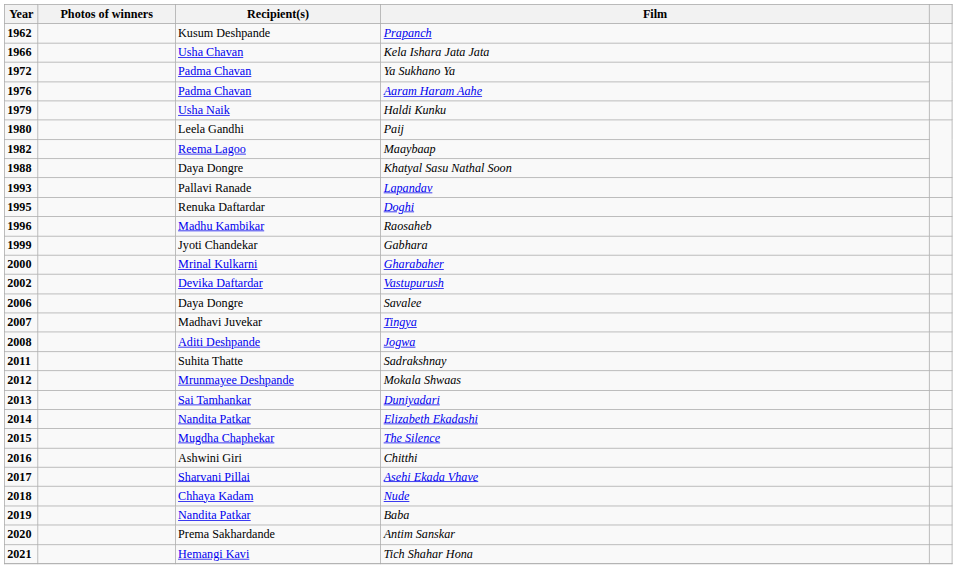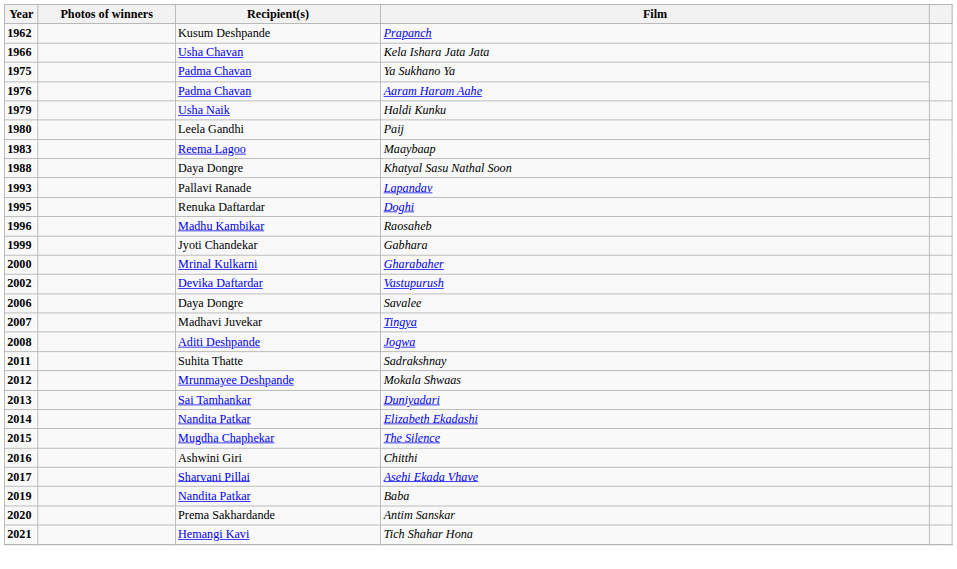(19, 71) 1972 -> (19, 71) 1975
(19, 149) 1982 -> (19, 149) 1983
- row: (397, 496)
